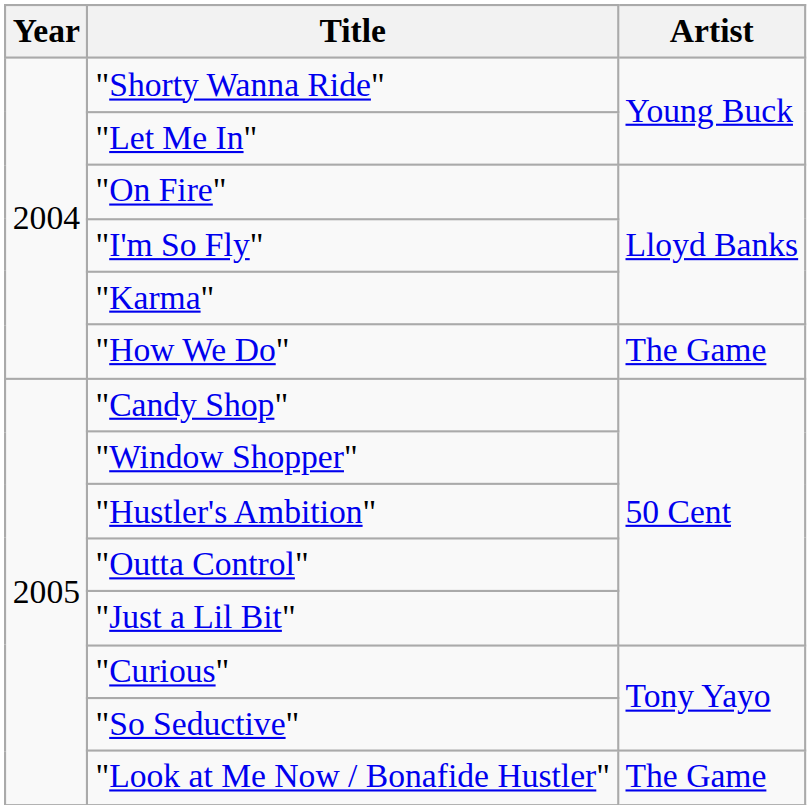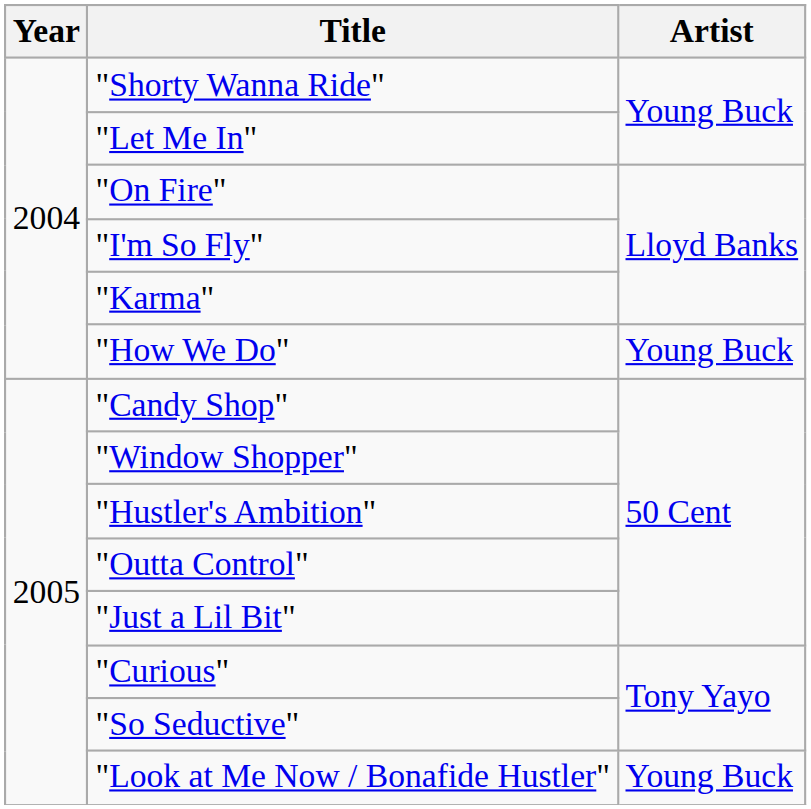(696, 350) The Game -> (709, 350) Young Buck
(696, 777) The Game -> (709, 777) Young Buck
